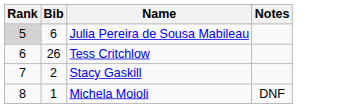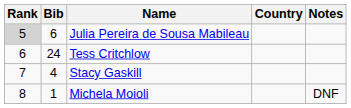+ column: (279, 14)
(54, 53) 26 -> (54, 53) 24
(54, 73) 2 -> (54, 73) 4
